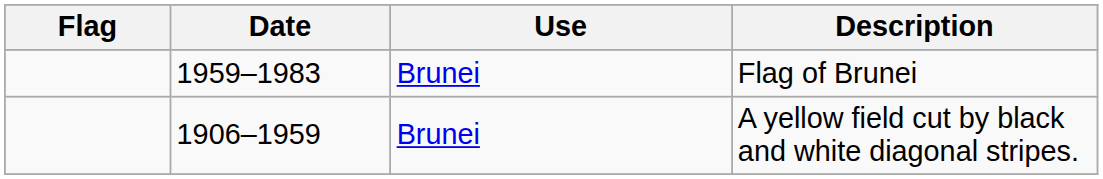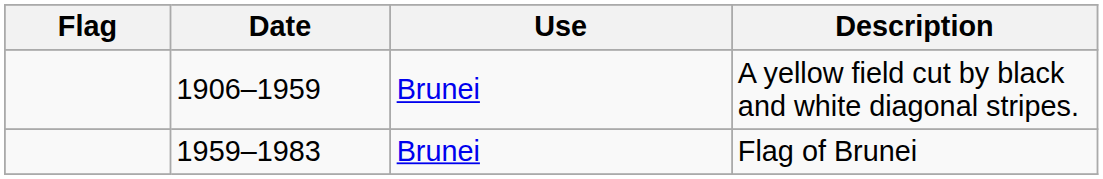rows swapped: (908, 134) <-> (828, 73)
